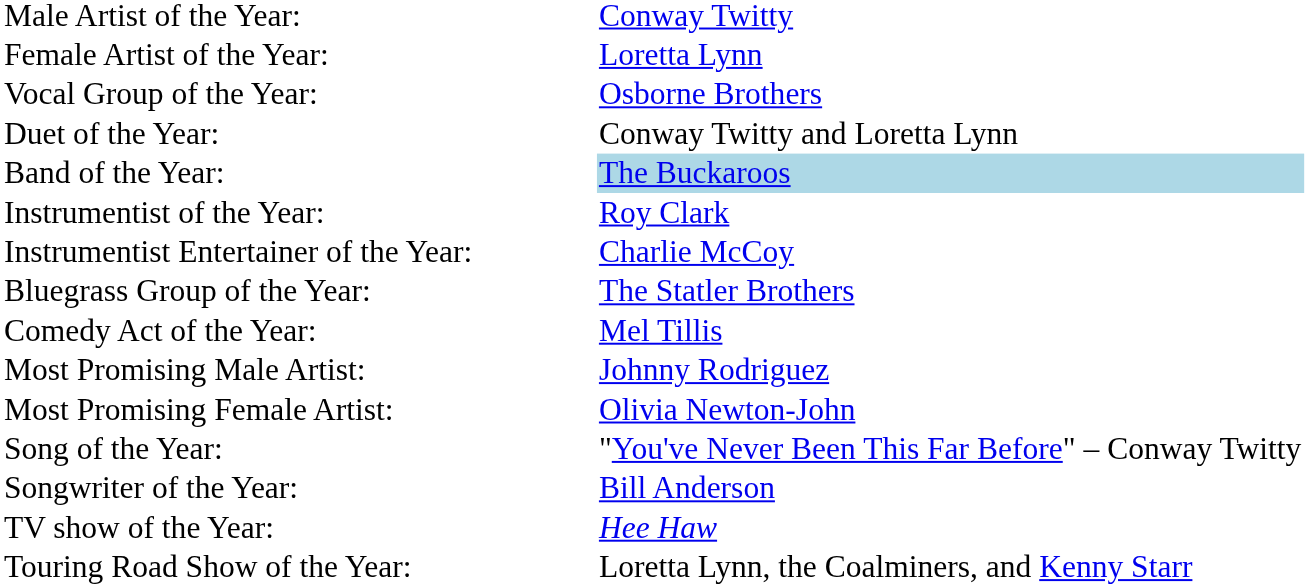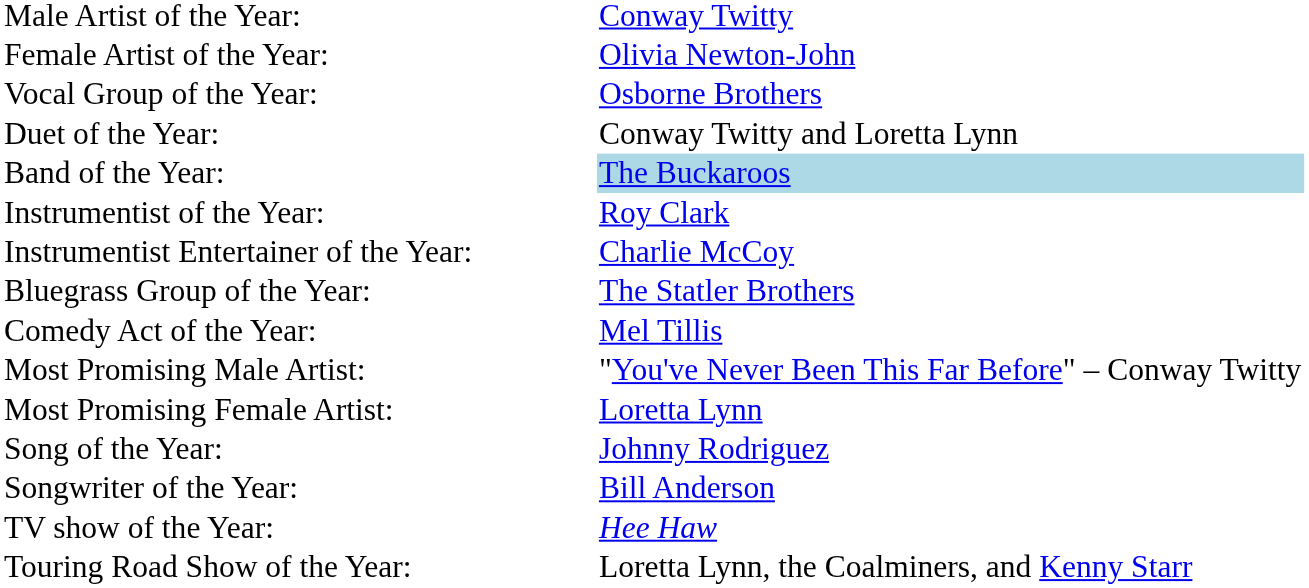(681, 54) Loretta Lynn -> (727, 54) Olivia Newton-John
(714, 369) Johnny Rodriguez -> (950, 369) "You've Never Been This Far Before" – Conway Twitty
(727, 409) Olivia Newton-John -> (681, 409) Loretta Lynn
(950, 448) "You've Never Been This Far Before" – Conway Twitty -> (714, 448) Johnny Rodriguez
